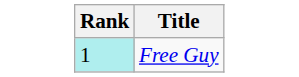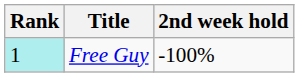+ column: (223, 21)
